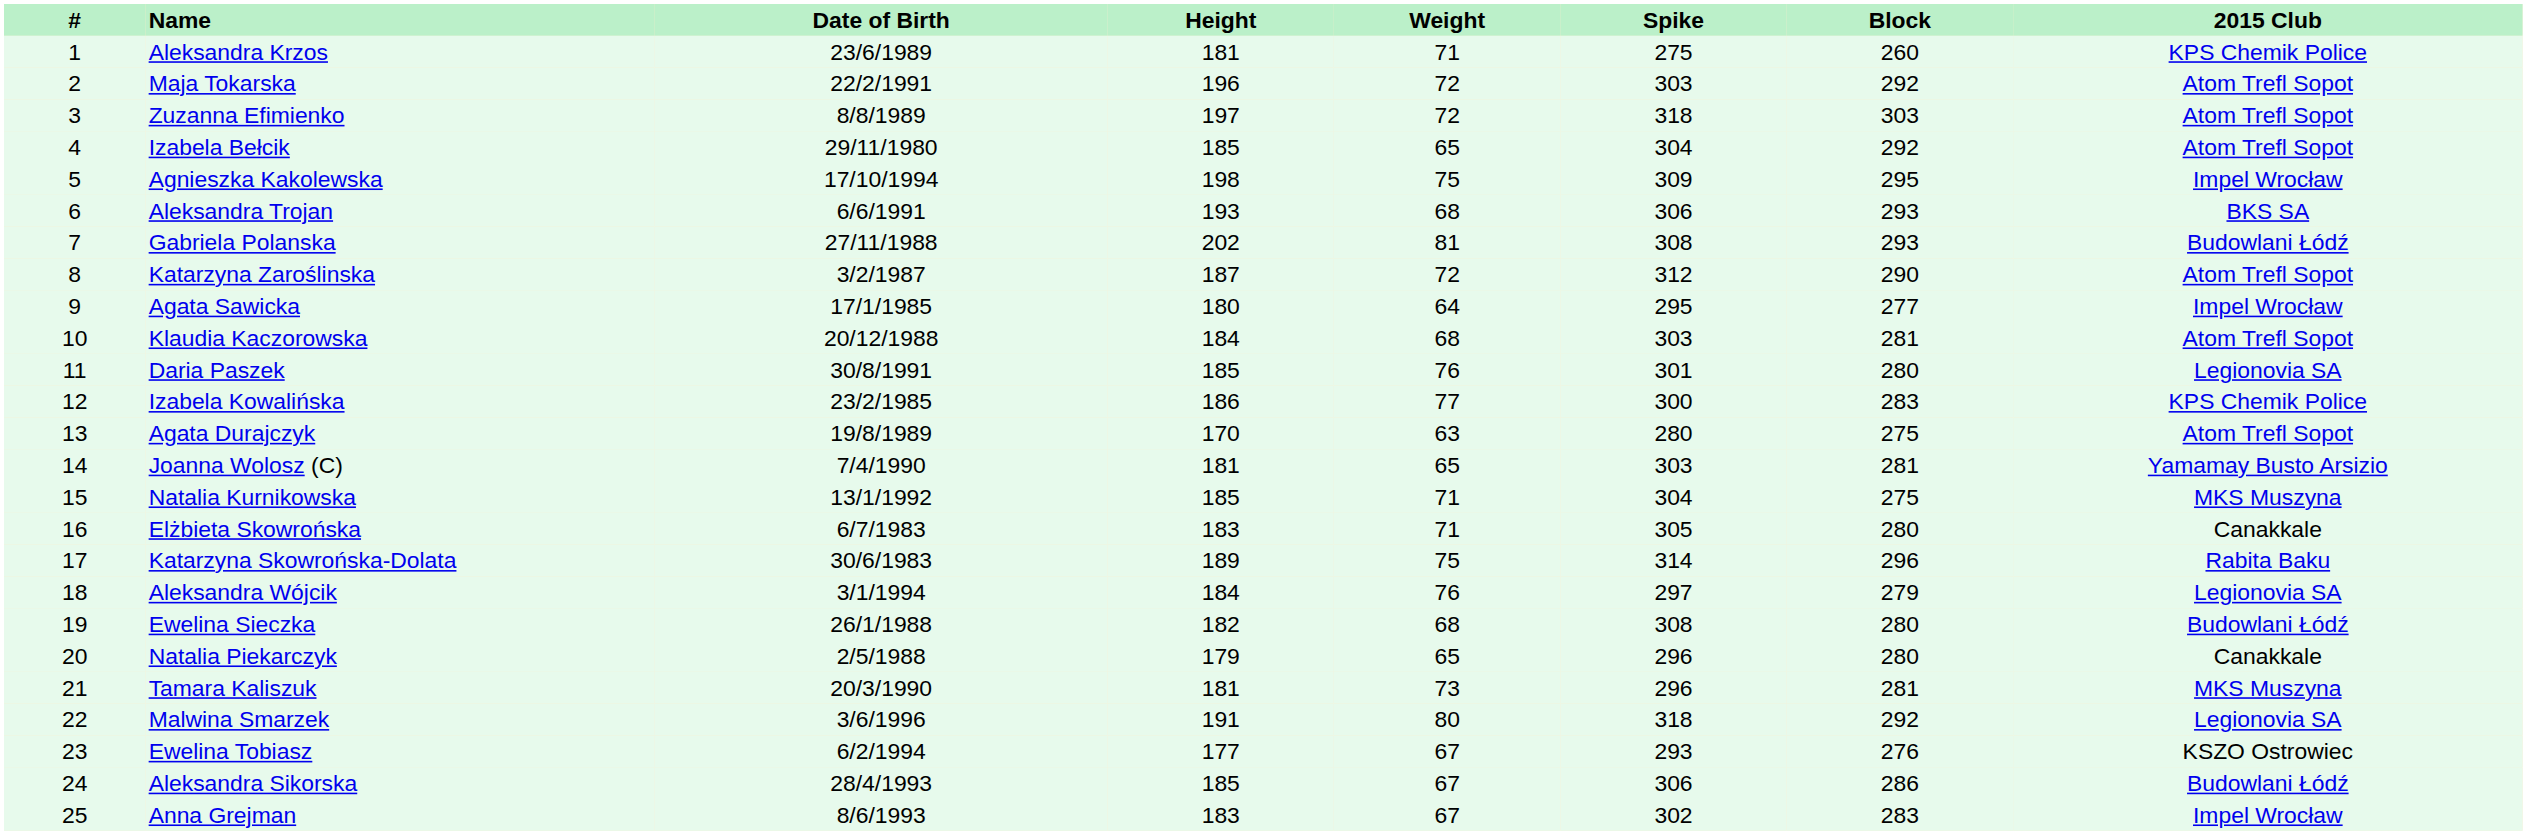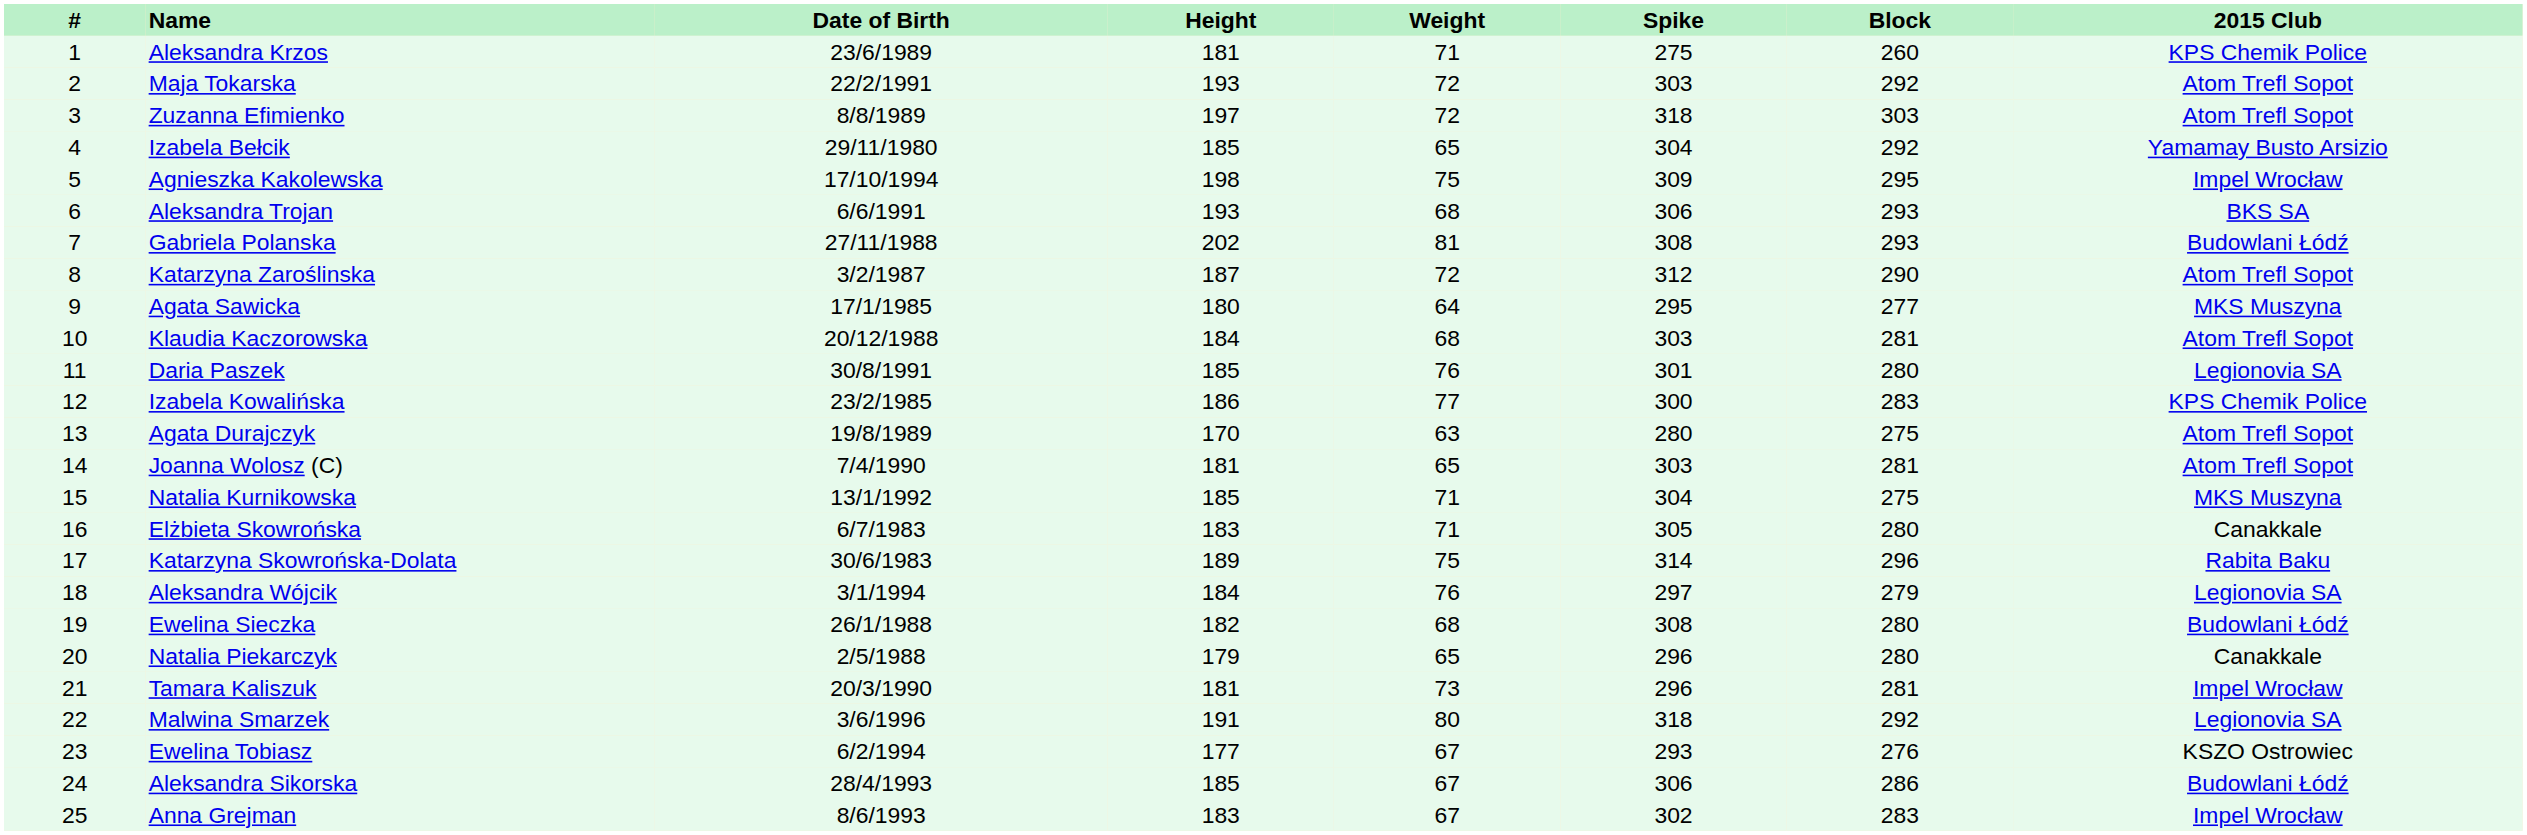(1221, 84) 196 -> (1221, 84) 193
(2268, 147) Atom Trefl Sopot -> (2268, 147) Yamamay Busto Arsizio
(2268, 306) Impel Wrocław -> (2268, 306) MKS Muszyna
(2268, 465) Yamamay Busto Arsizio -> (2268, 465) Atom Trefl Sopot
(2268, 688) MKS Muszyna -> (2268, 688) Impel Wrocław
